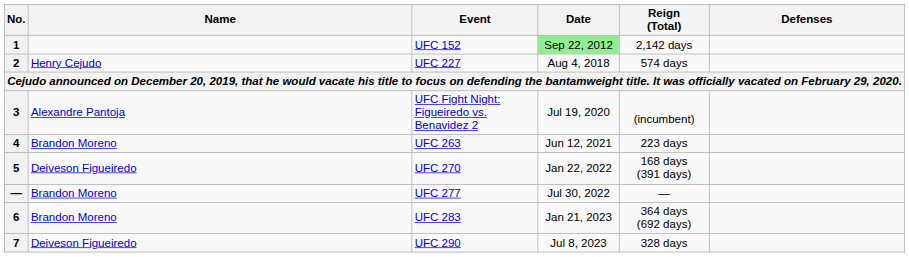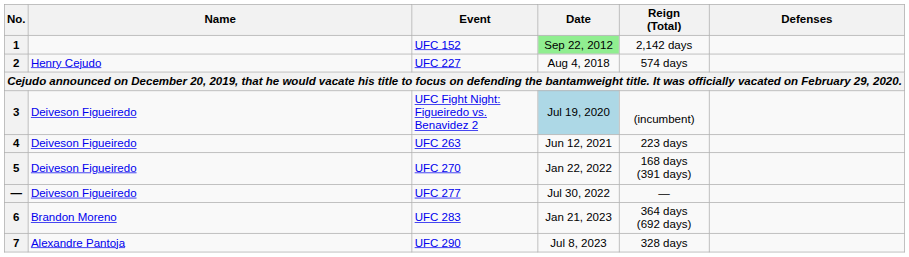(78, 112) Alexandre Pantoja -> (84, 112) Deiveson Figueiredo
(579, 112) no background -> (579, 112) lightblue background
(74, 143) Brandon Moreno -> (84, 143) Deiveson Figueiredo
(74, 193) Brandon Moreno -> (84, 193) Deiveson Figueiredo
(84, 242) Deiveson Figueiredo -> (78, 242) Alexandre Pantoja
